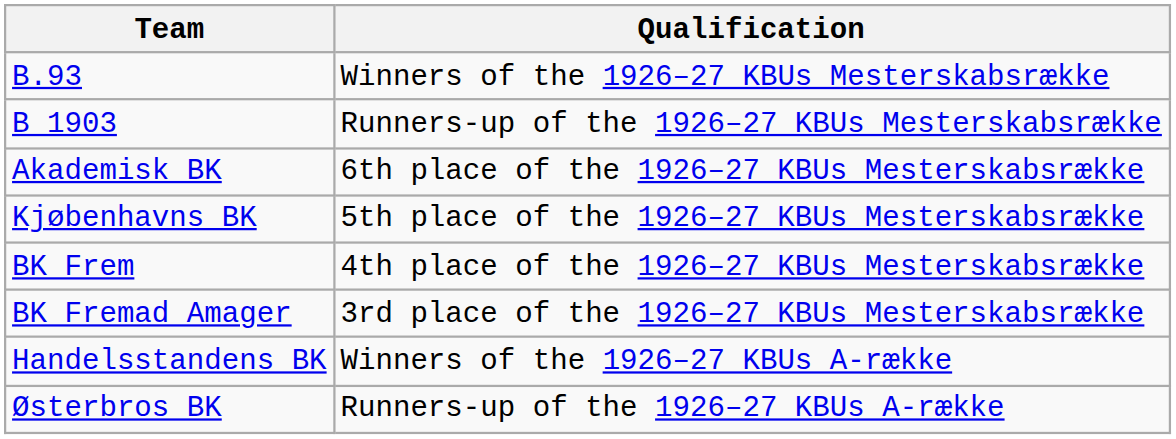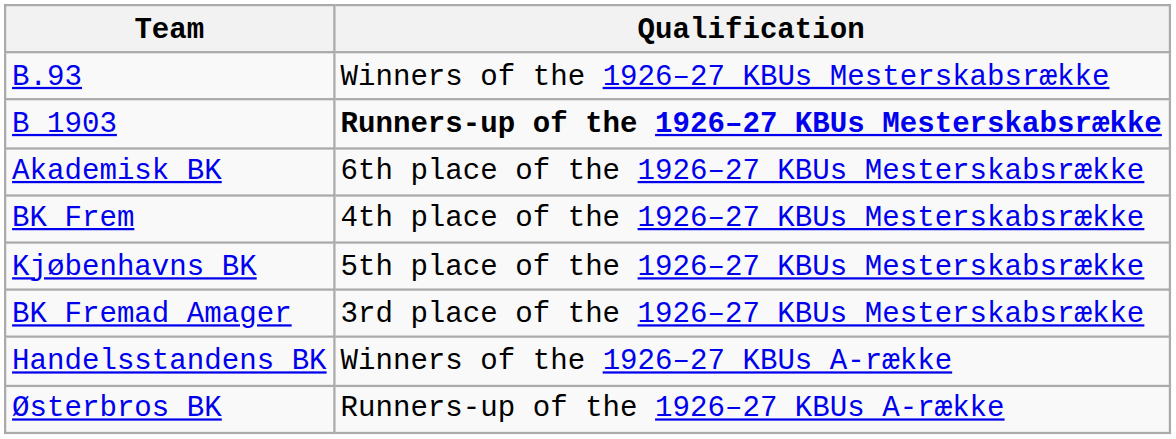(751, 124) normal -> (751, 124) bold
rows swapped: (73, 266) <-> (134, 219)
